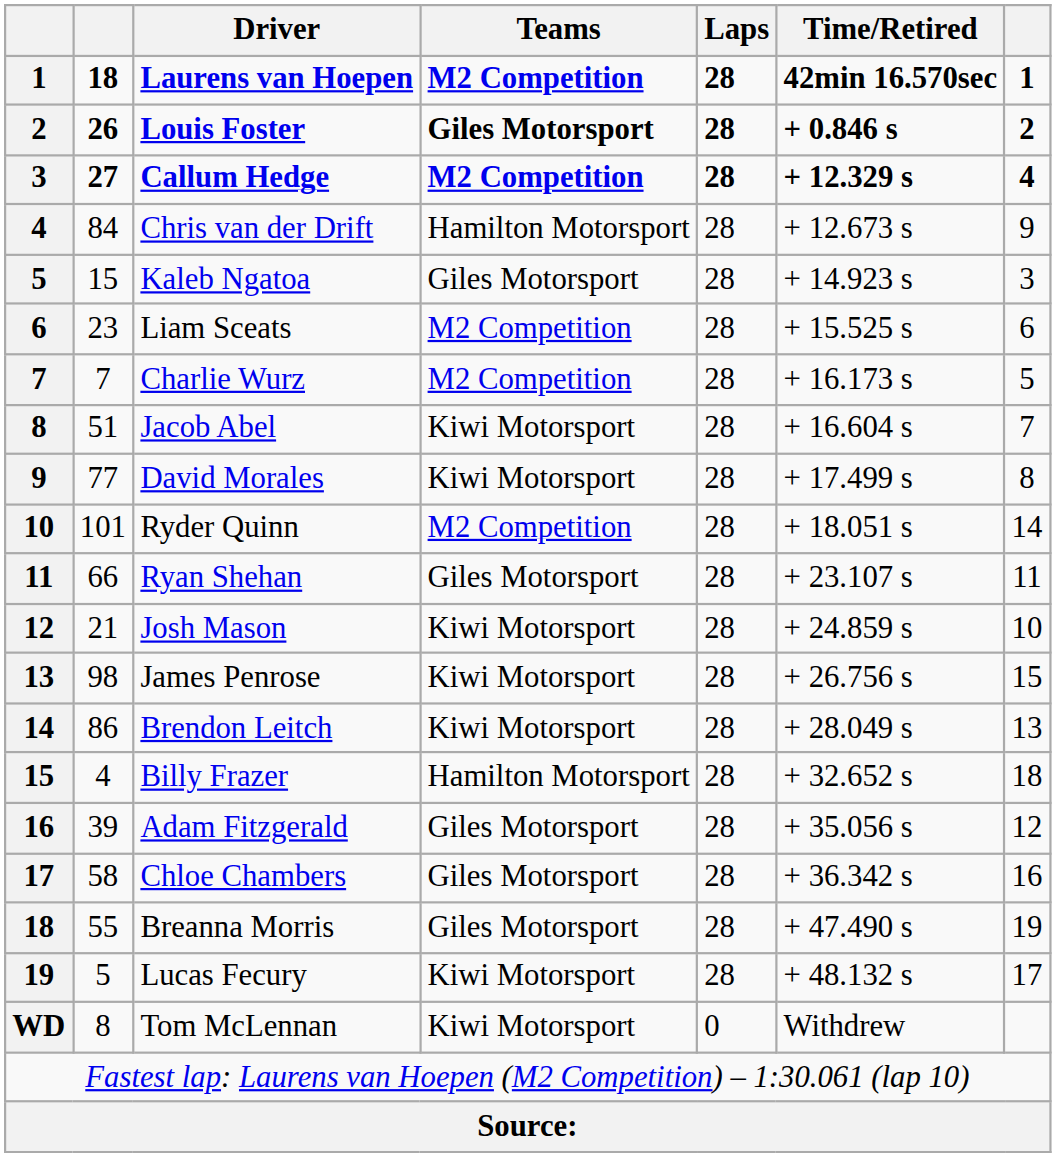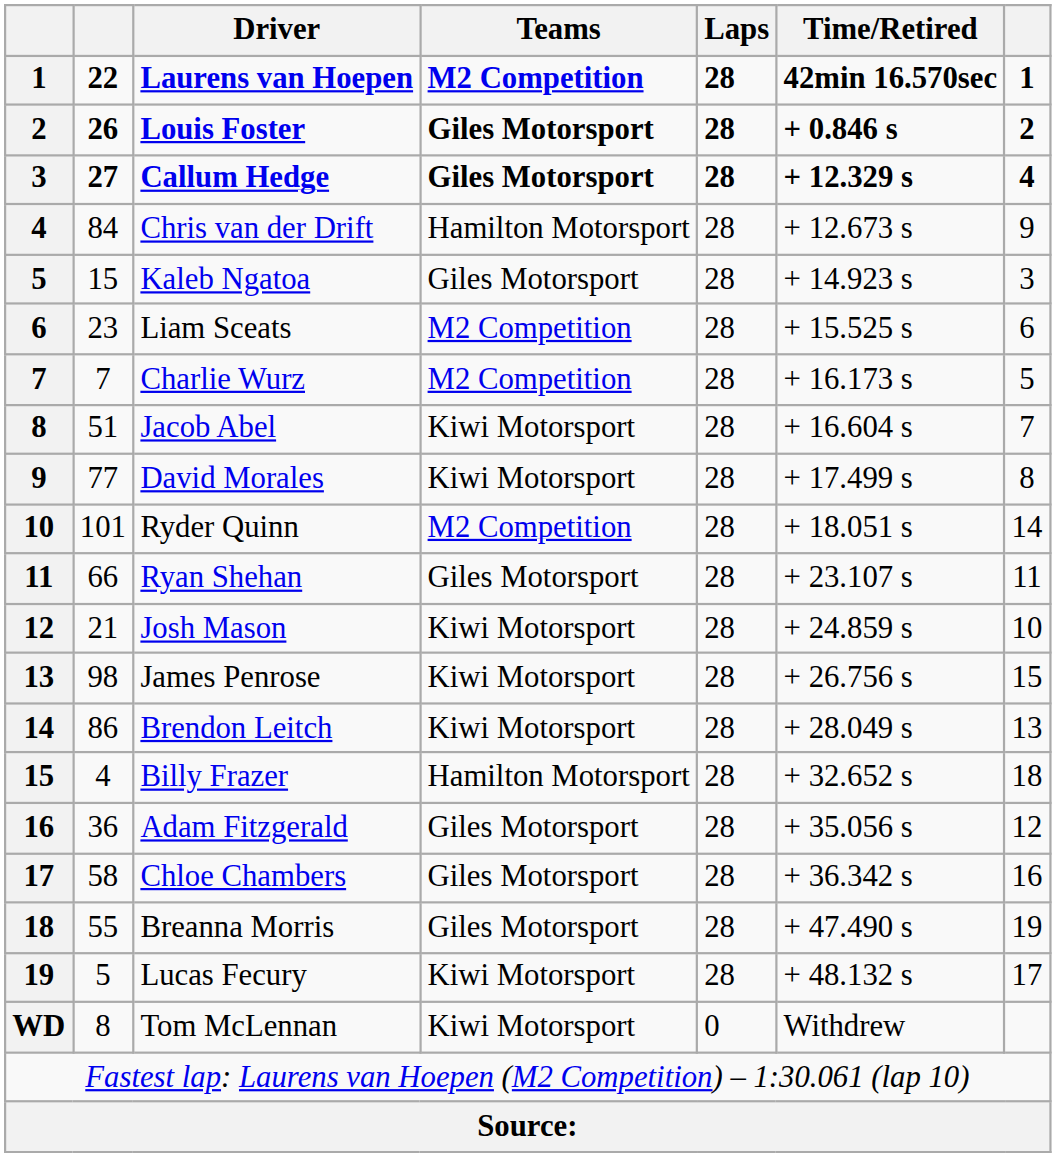(103, 79) 18 -> (103, 79) 22
(536, 178) M2 Competition -> (541, 178) Giles Motorsport
(103, 827) 39 -> (103, 827) 36
